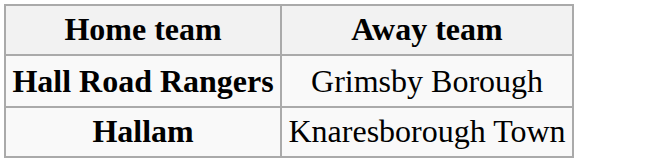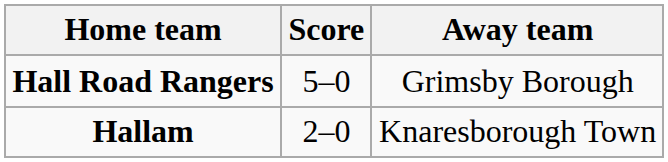+ column: (326, 29)
